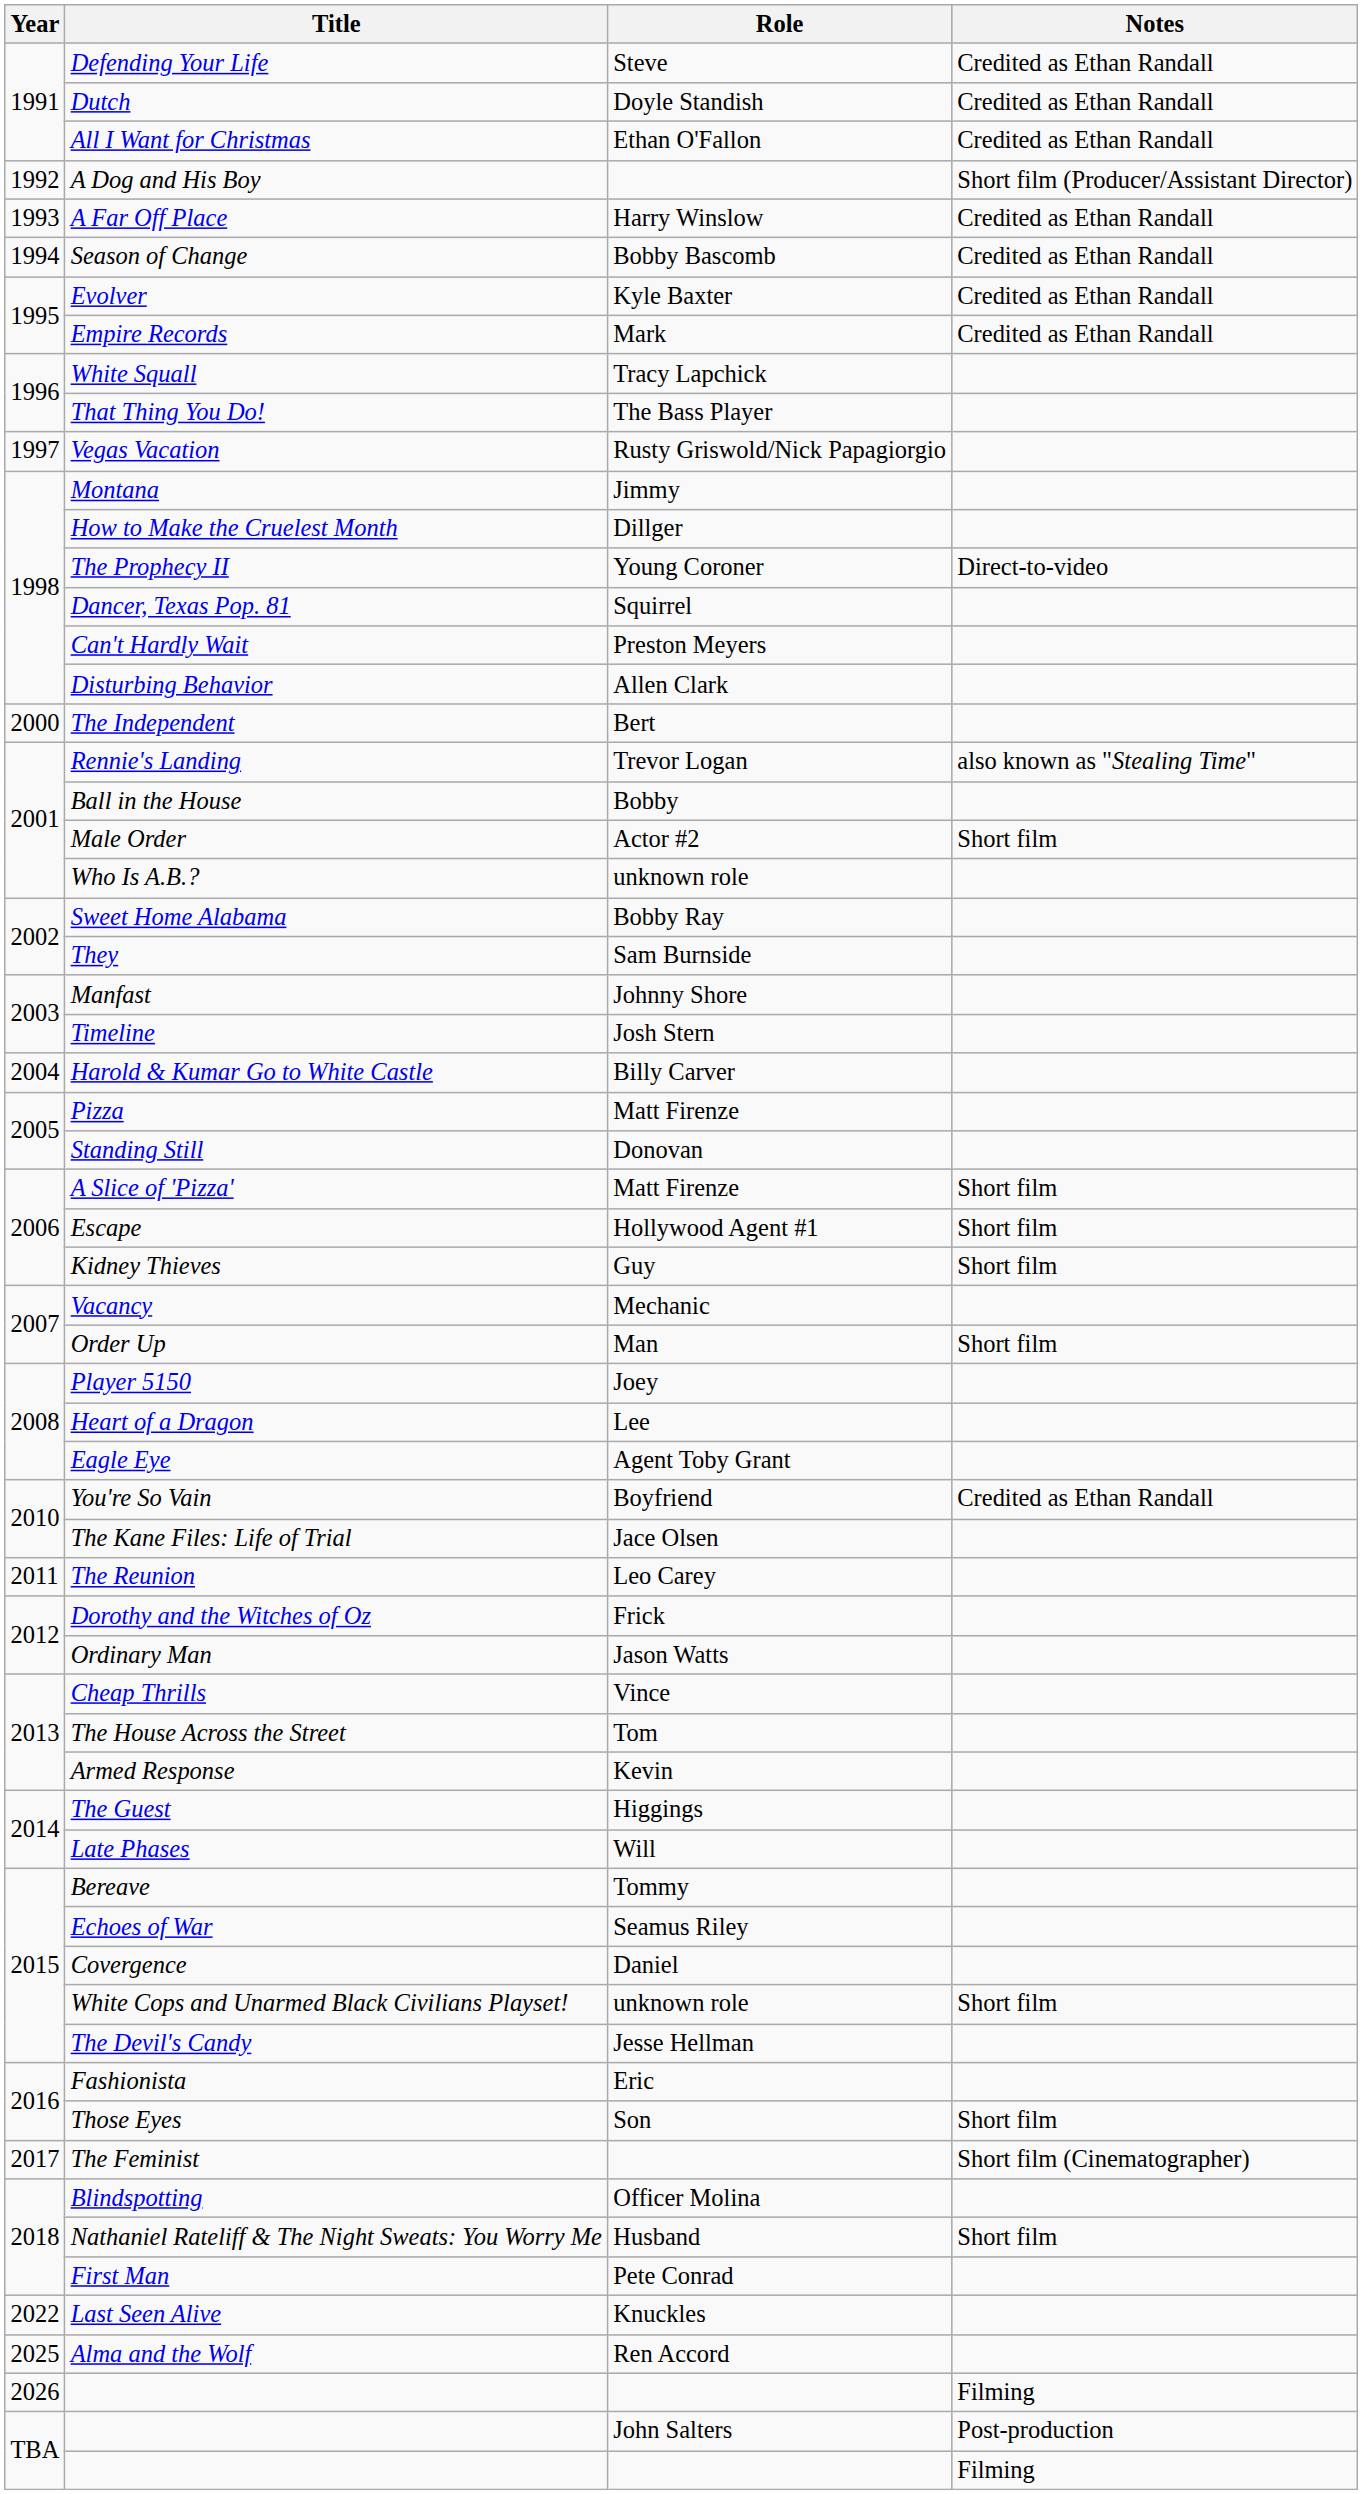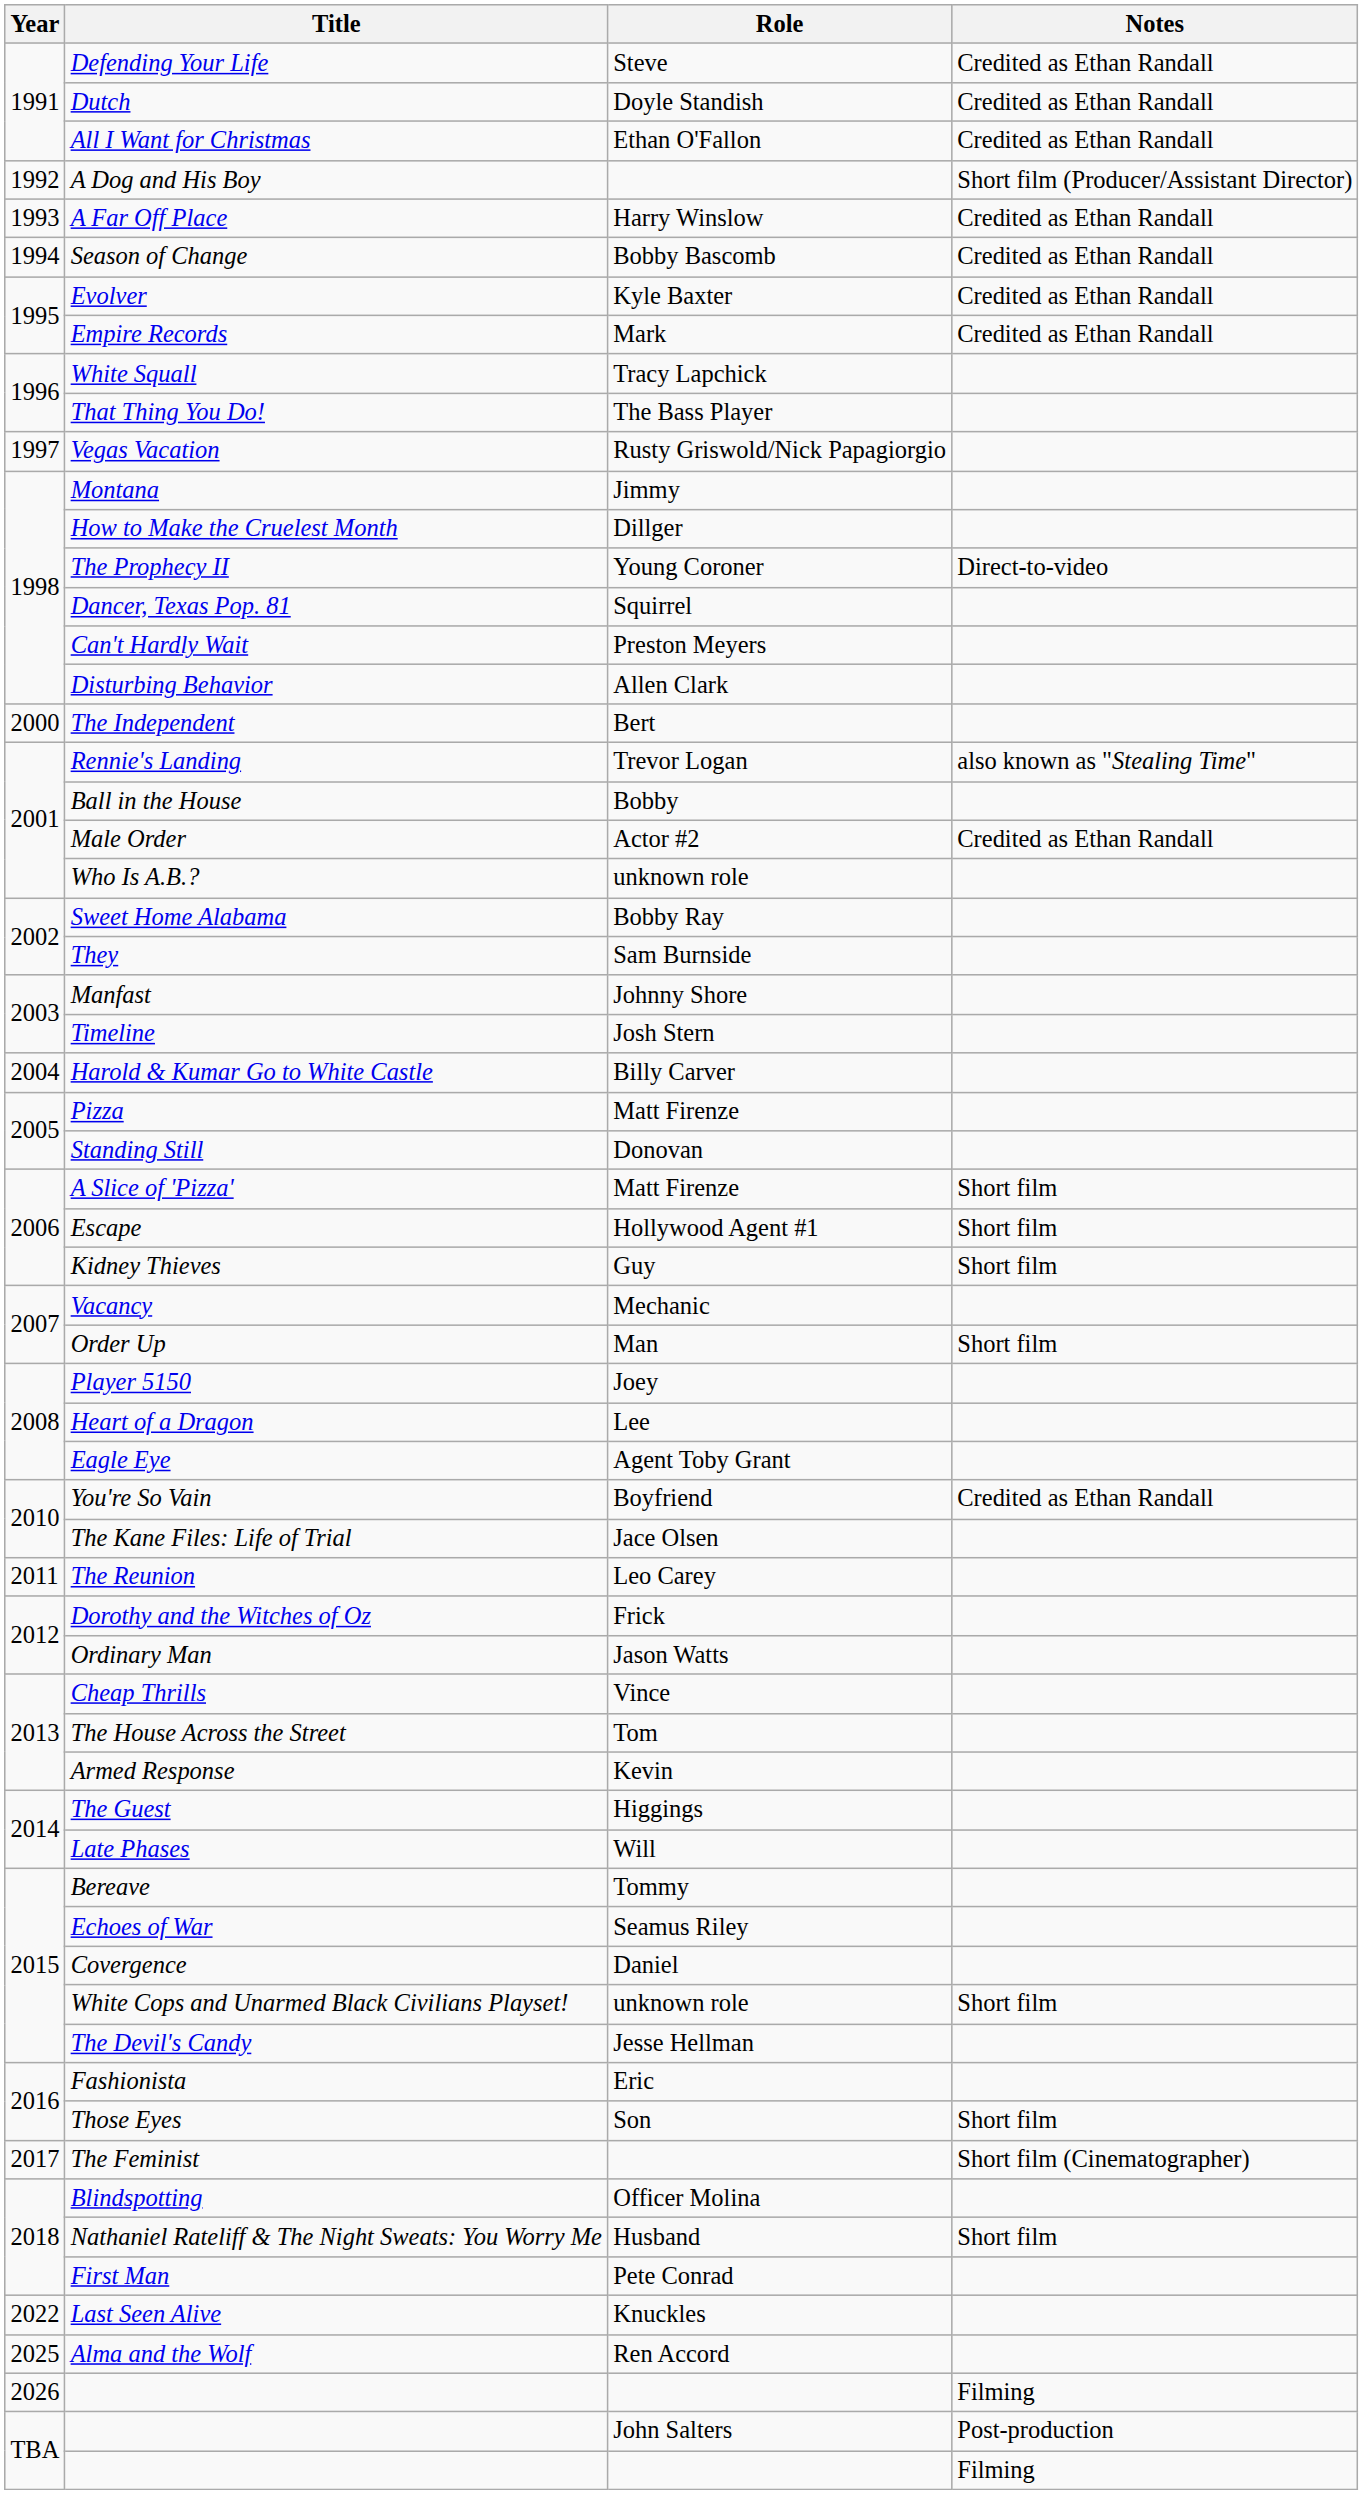(1007, 839) Short film -> (1085, 839) Credited as Ethan Randall
